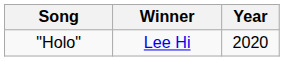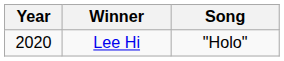columns swapped: (250, 17) <-> (59, 17)
